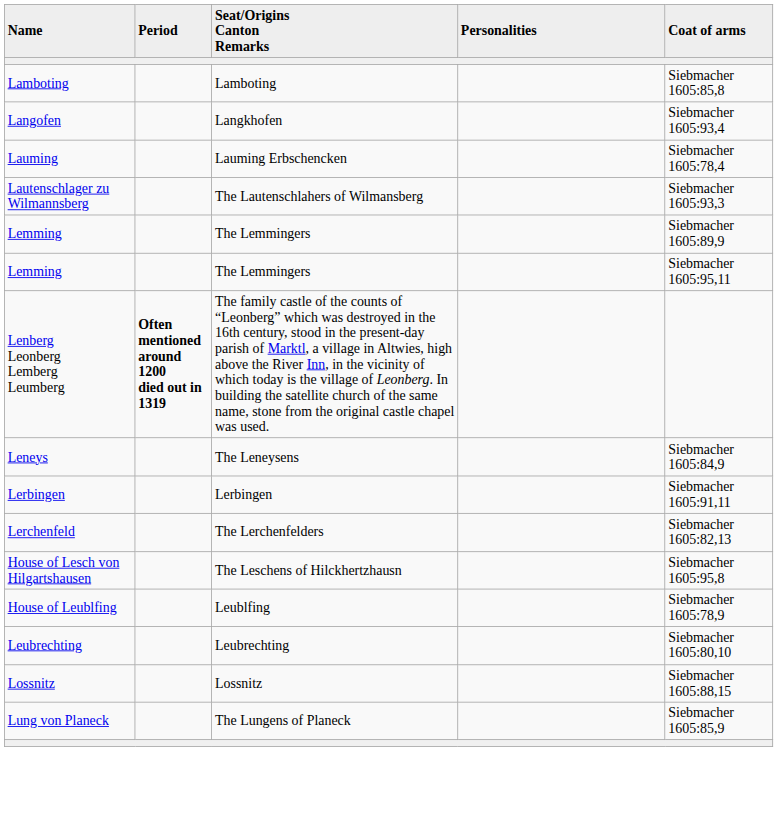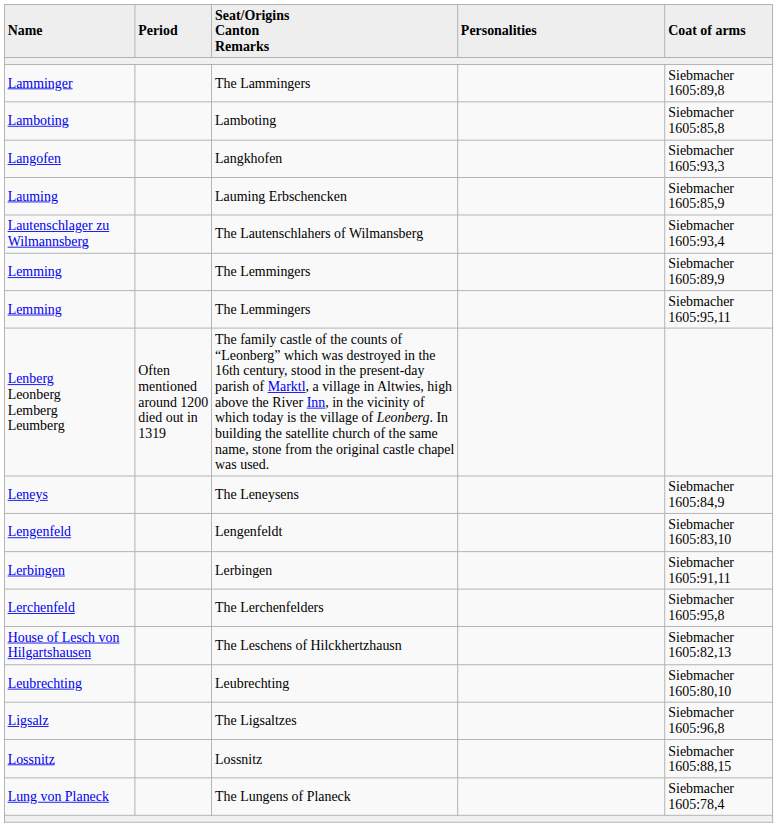+ row: (40, 83)
(701, 120) Siebmacher 1605:93,4 -> (701, 158) Siebmacher 1605:93,3
(701, 158) Siebmacher 1605:78,4 -> (701, 196) Siebmacher 1605:85,9
(701, 196) Siebmacher 1605:93,3 -> (701, 234) Siebmacher 1605:93,4
(170, 364) bold -> (173, 402) normal
+ row: (39, 532)
(701, 532) Siebmacher 1605:82,13 -> (701, 607) Siebmacher 1605:95,8
(701, 570) Siebmacher 1605:95,8 -> (701, 645) Siebmacher 1605:82,13
- row: (62, 607)
+ row: (28, 721)
(701, 721) Siebmacher 1605:85,9 -> (701, 796) Siebmacher 1605:78,4
